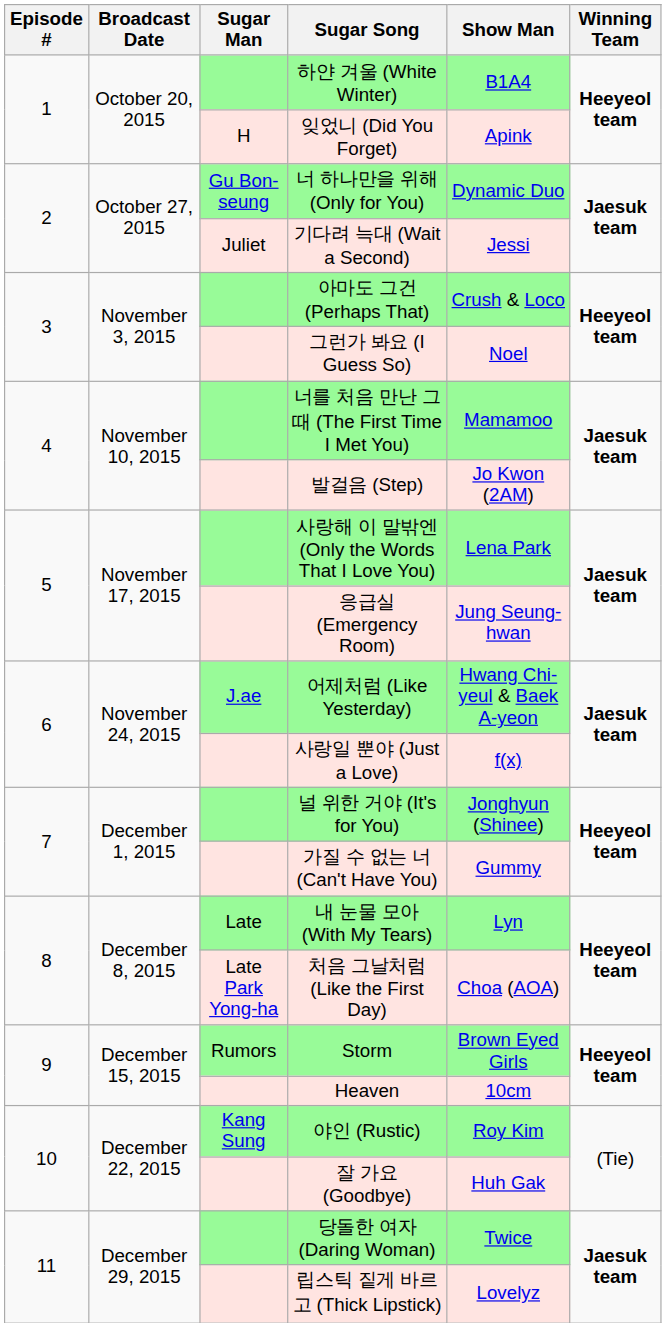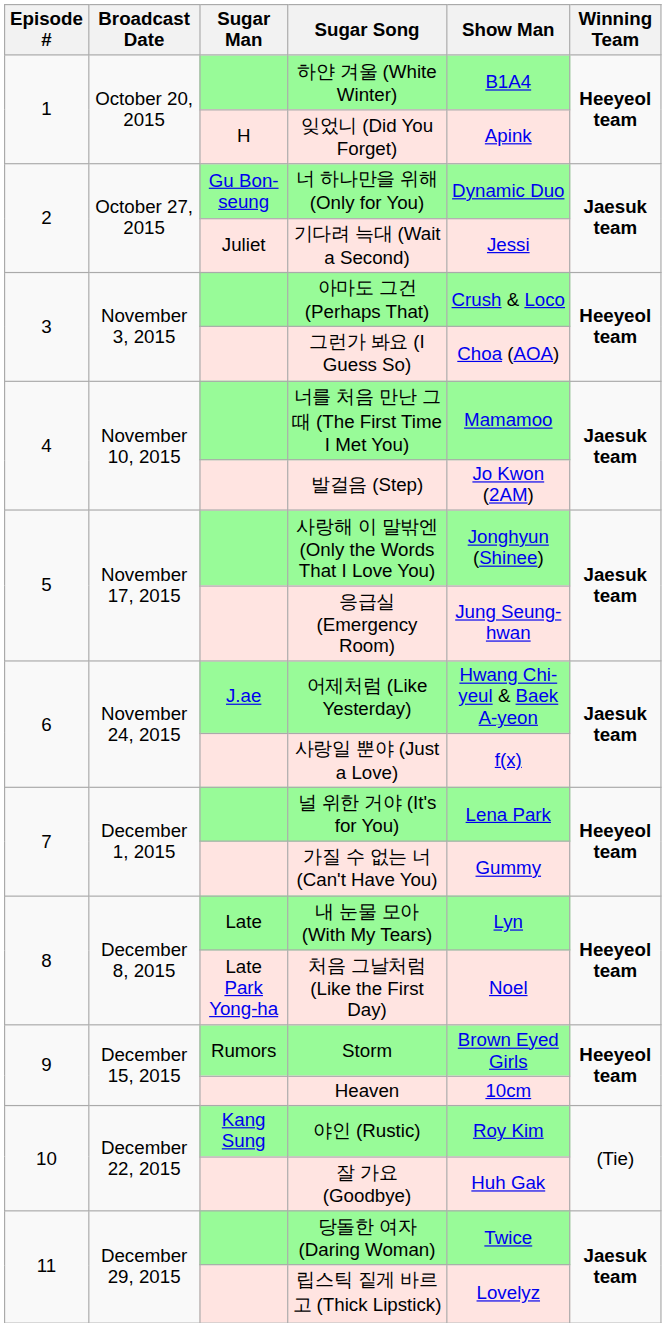(508, 353) Noel -> (508, 353) Choa (AOA)
(508, 548) Lena Park -> (508, 548) Jonghyun (Shinee)
(508, 814) Jonghyun (Shinee) -> (508, 814) Lena Park
(508, 987) Choa (AOA) -> (508, 987) Noel
